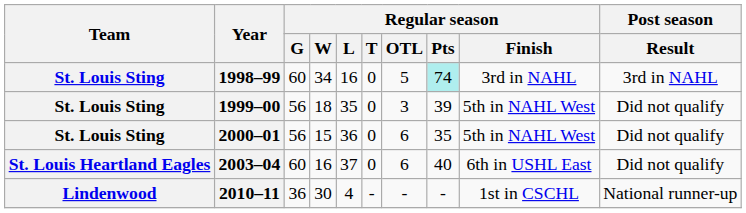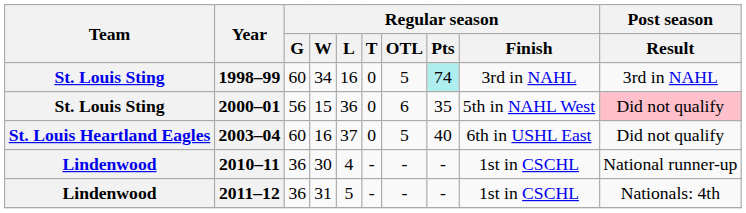- row: (249, 106)
(670, 135) no background -> (670, 106) pink background
(404, 164) 6 -> (404, 135) 5
+ row: (249, 193)
